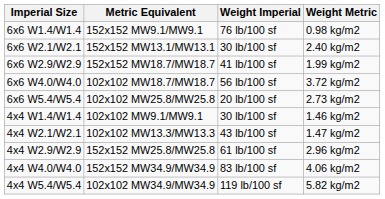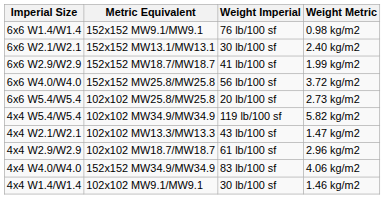(151, 82) 102x102 MW18.7/MW18.7 -> (151, 82) 152x152 MW25.8/MW25.8
rows swapped: (44, 116) <-> (44, 185)
(151, 151) 152x152 MW25.8/MW25.8 -> (151, 151) 102x102 MW18.7/MW18.7
